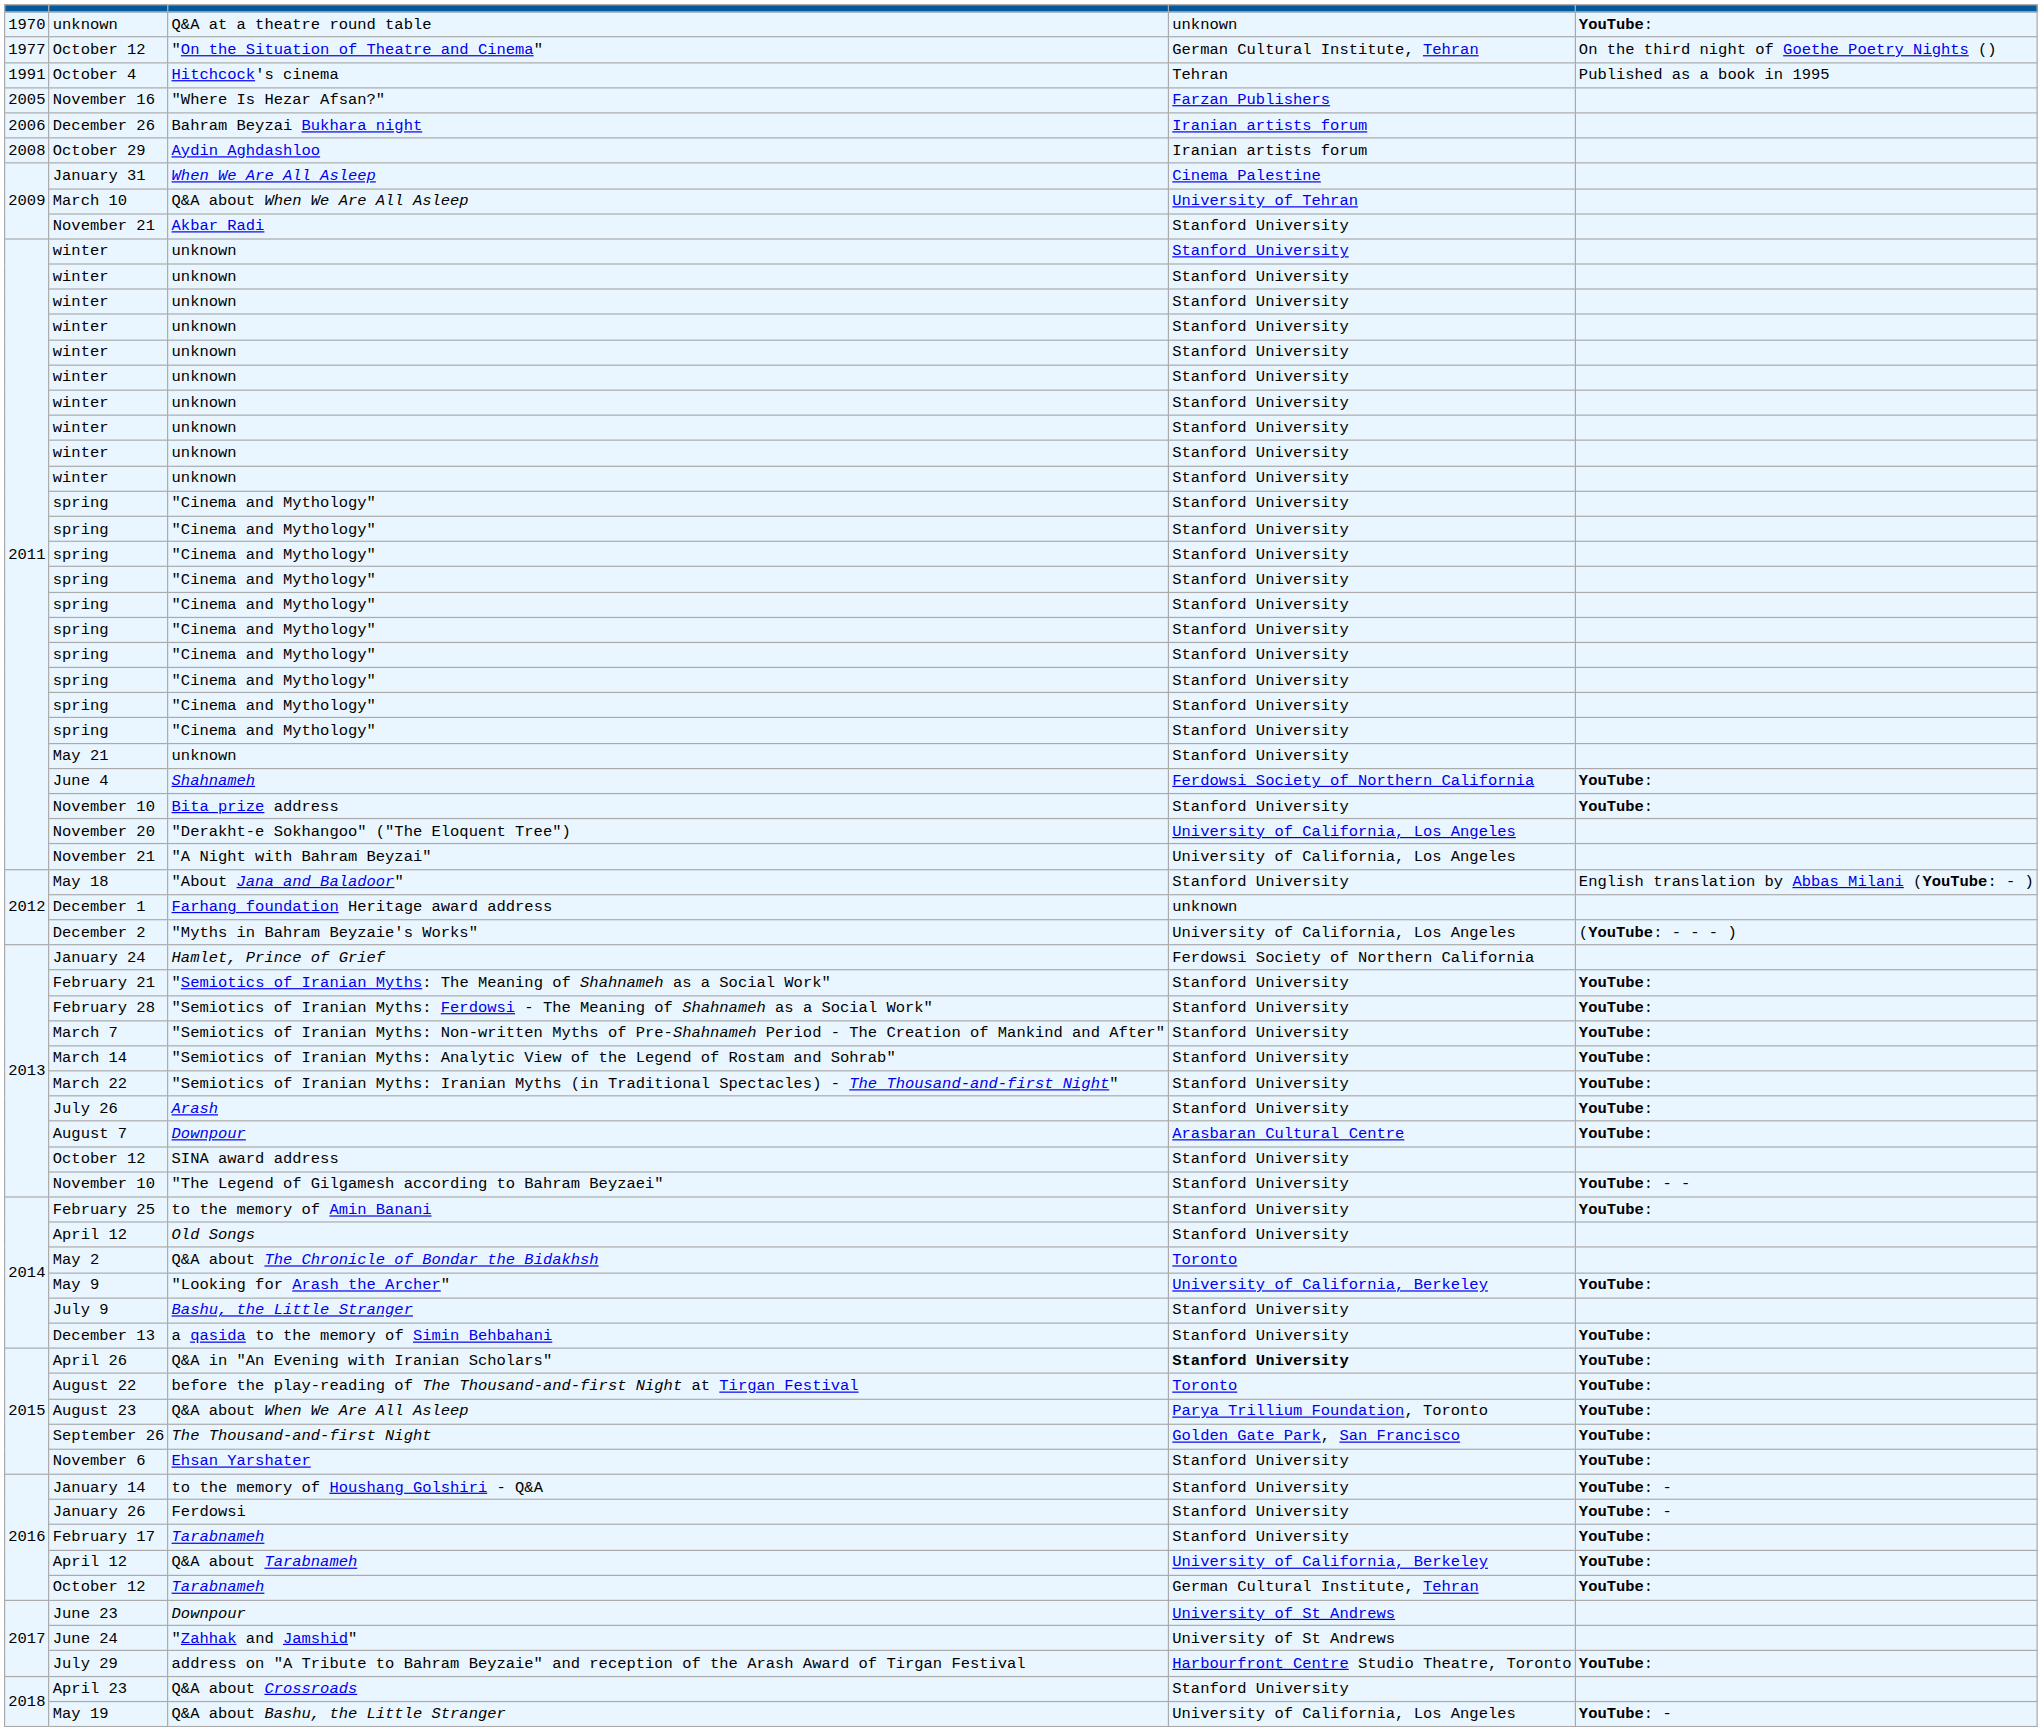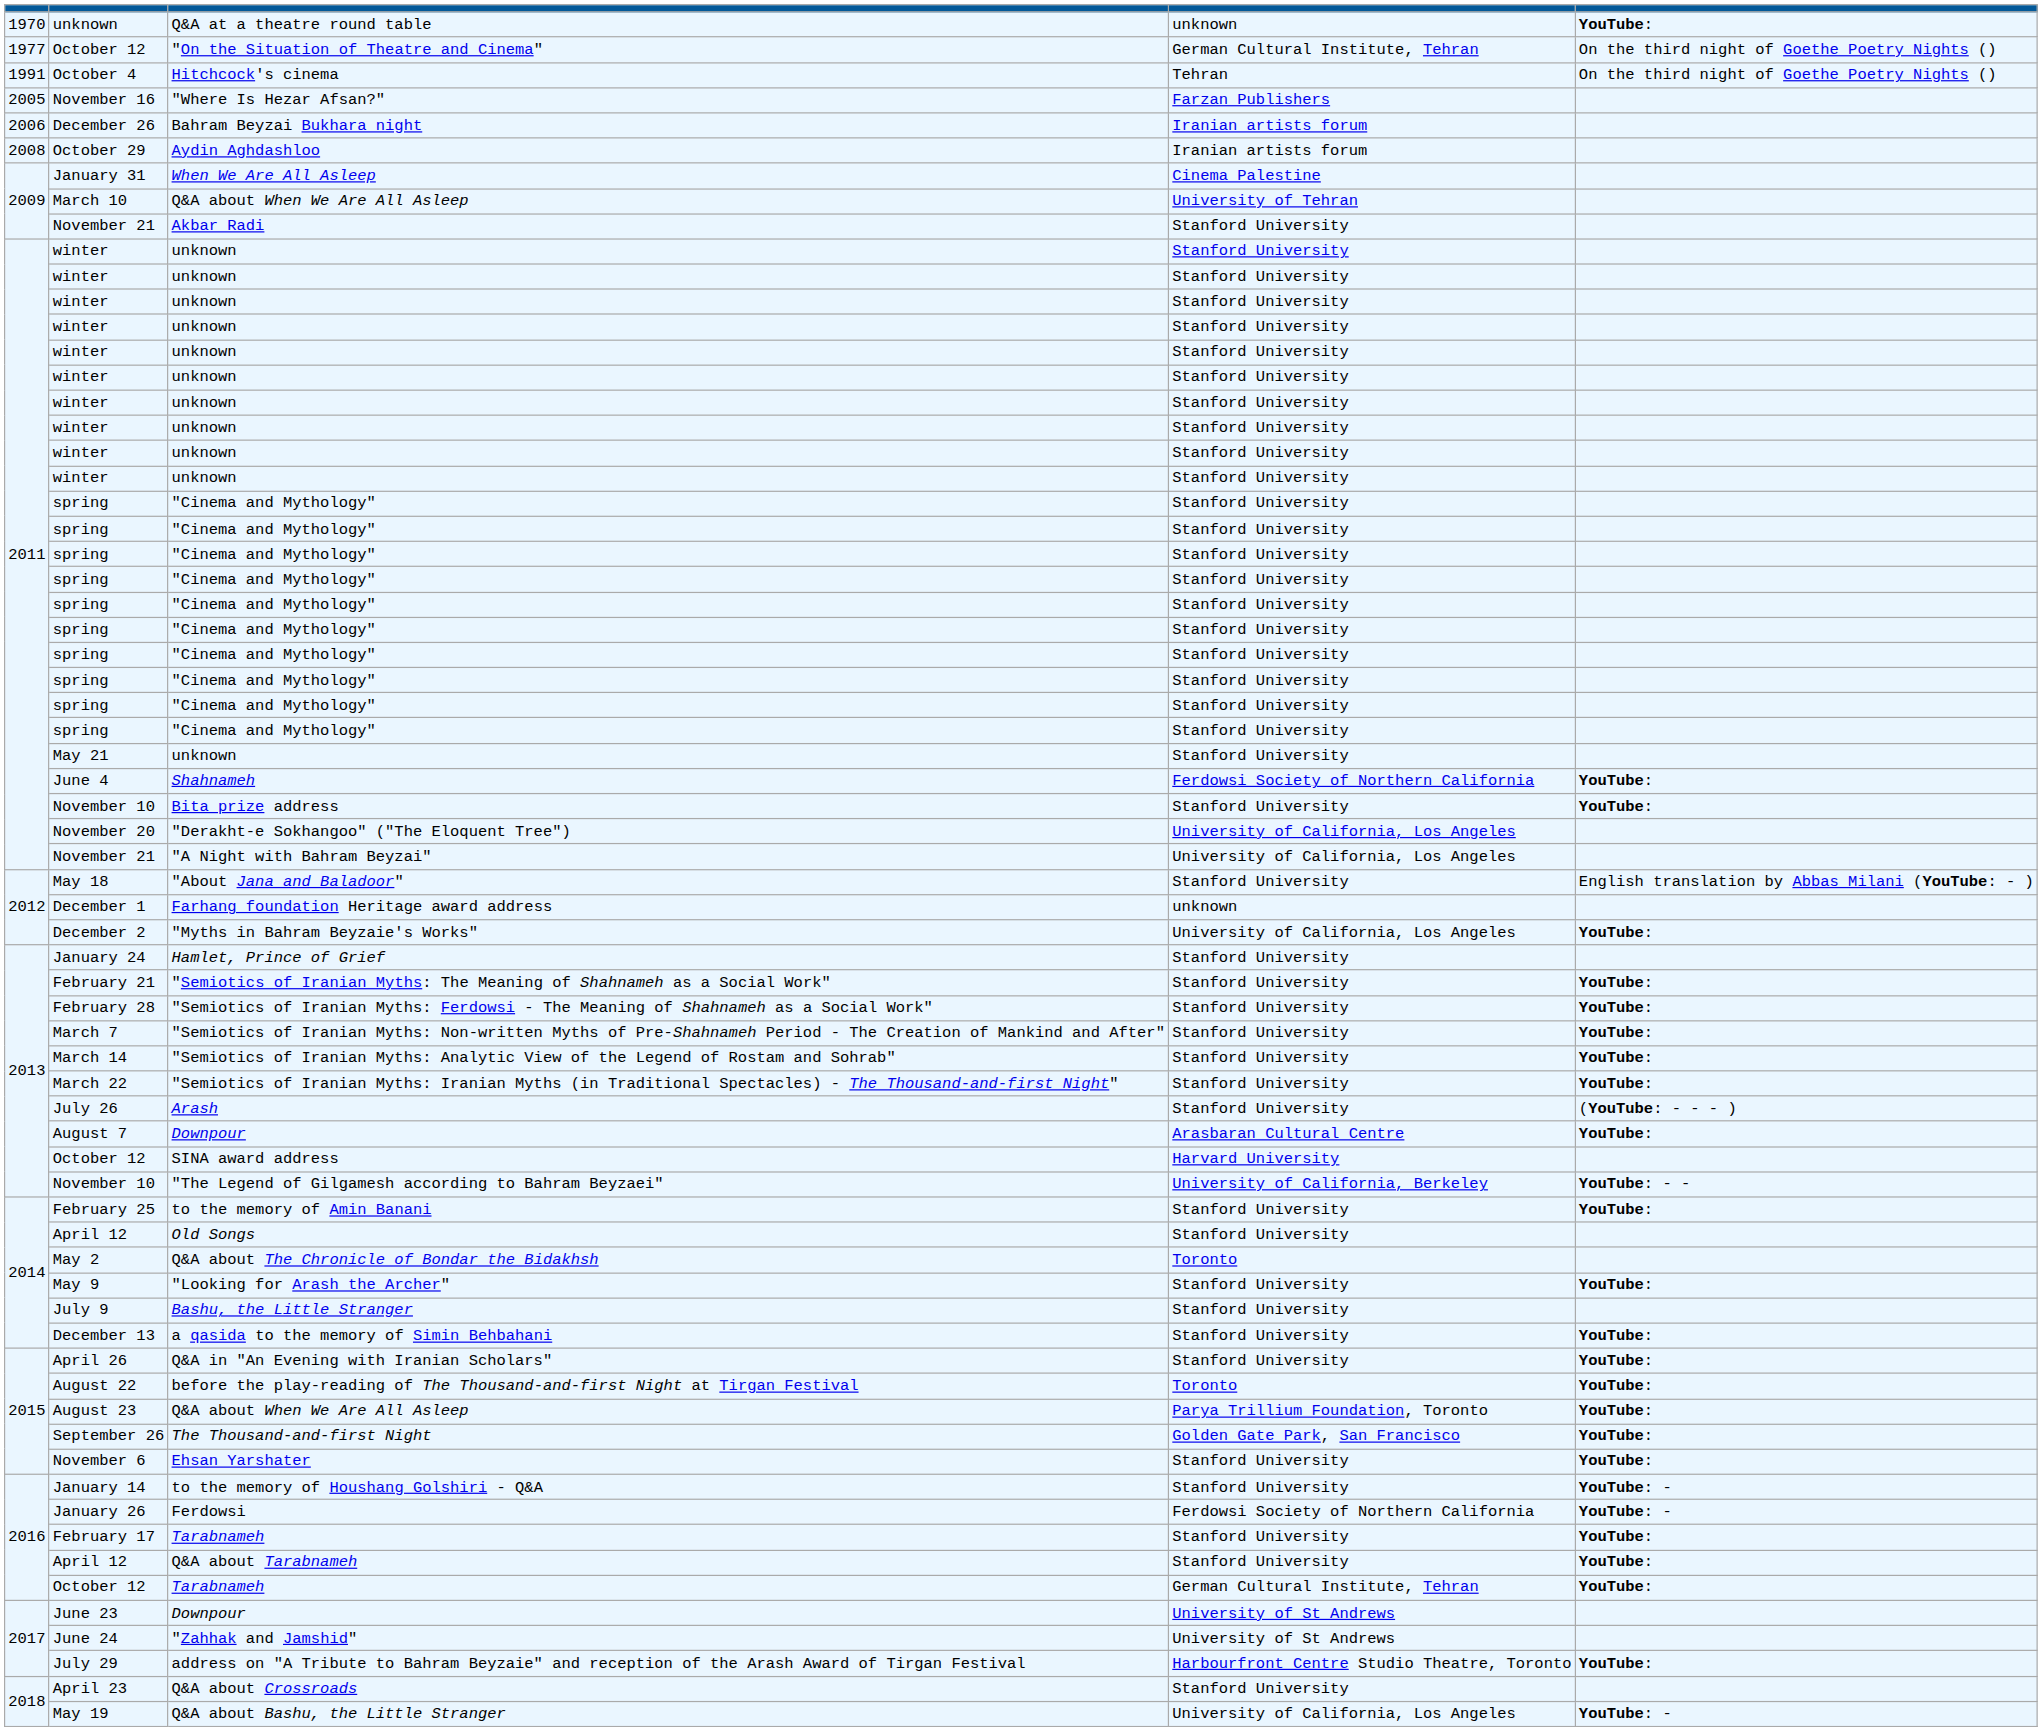(1704, 75) Published as a book in 1995 -> (1788, 75) On the third night of Goethe Poetry Nights ()
(1658, 932) (YouTube: - - - ) -> (1616, 932) YouTube:
(1353, 957) Ferdowsi Society of Northern California -> (1261, 957) Stanford University
(1616, 1109) YouTube: -> (1658, 1109) (YouTube: - - - )
(1261, 1159) Stanford University -> (1256, 1159) Harvard University
(1261, 1184) Stanford University -> (1330, 1184) University of California, Berkeley
(1330, 1285) University of California, Berkeley -> (1261, 1285) Stanford University
(1261, 1361) bold -> (1261, 1361) normal
(1261, 1512) Stanford University -> (1353, 1512) Ferdowsi Society of Northern California
(1330, 1563) University of California, Berkeley -> (1261, 1563) Stanford University
